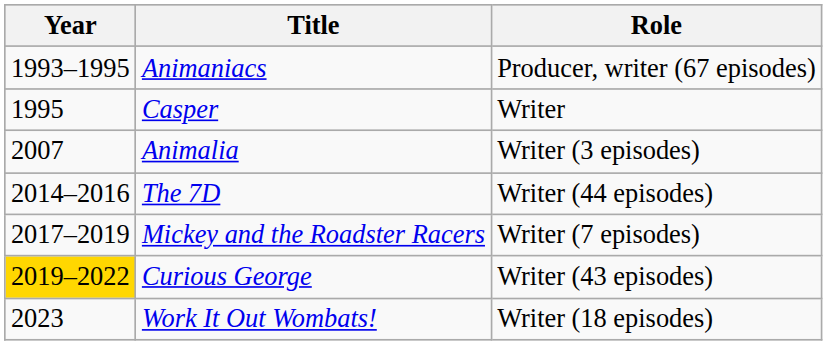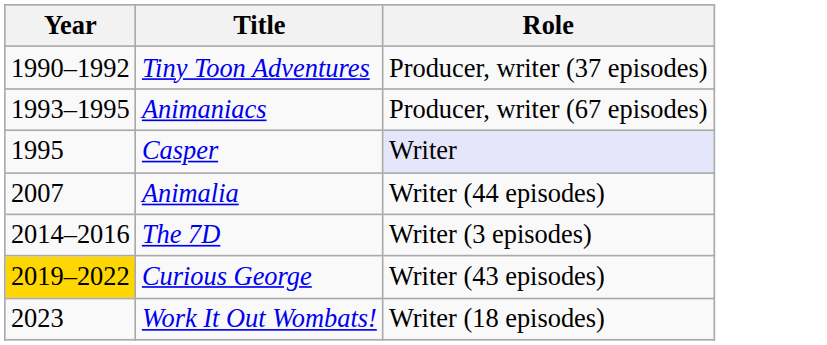+ row: (256, 67)
(531, 109) no background -> (423, 151) lavender background
(599, 151) Writer (3 episodes) -> (497, 192) Writer (44 episodes)
(605, 192) Writer (44 episodes) -> (490, 234) Writer (3 episodes)
- row: (313, 234)
